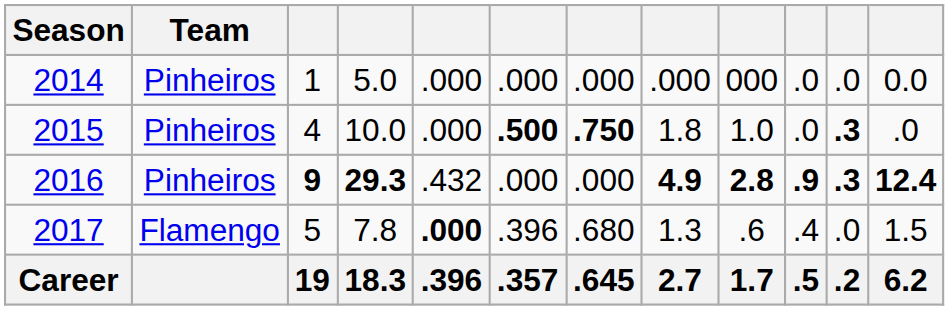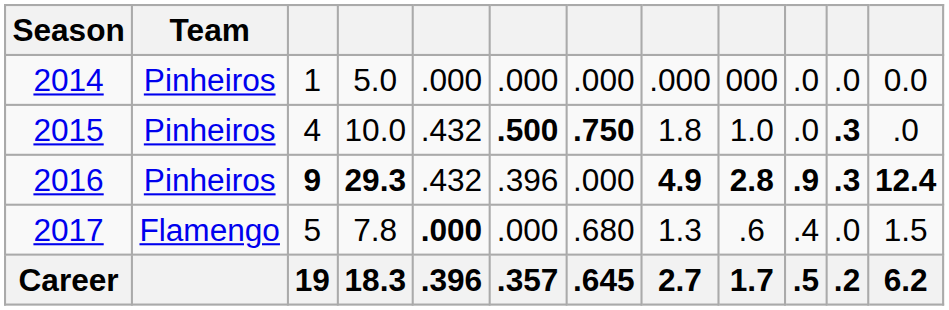(451, 130) .000 -> (451, 130) .432
(528, 180) .000 -> (528, 180) .396
(528, 230) .396 -> (528, 230) .000
